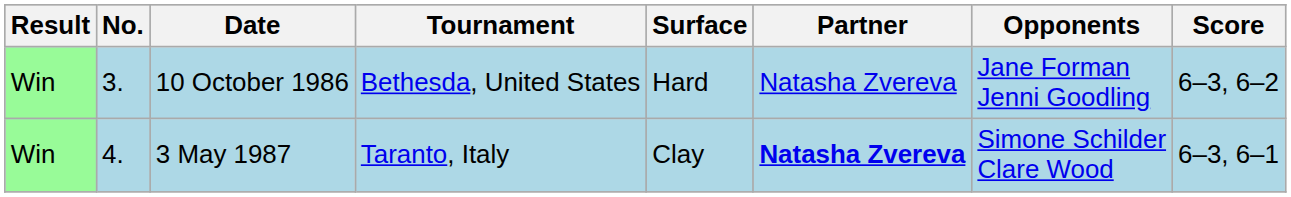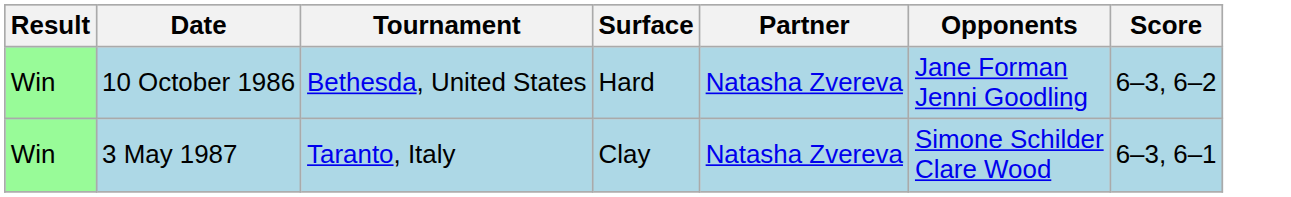- column: (123, 25)
(862, 154) bold -> (804, 154) normal
